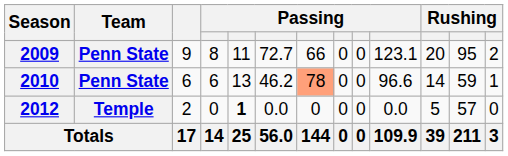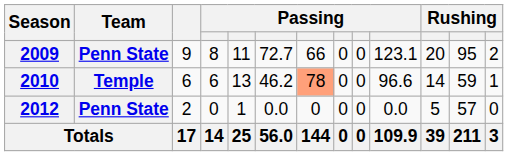(124, 81) Penn State -> (124, 81) Temple
(124, 109) Temple -> (124, 109) Penn State
(241, 109) bold -> (241, 109) normal
